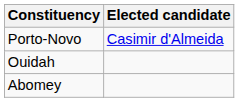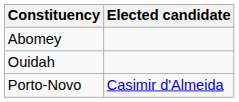rows swapped: (35, 85) <-> (45, 39)
